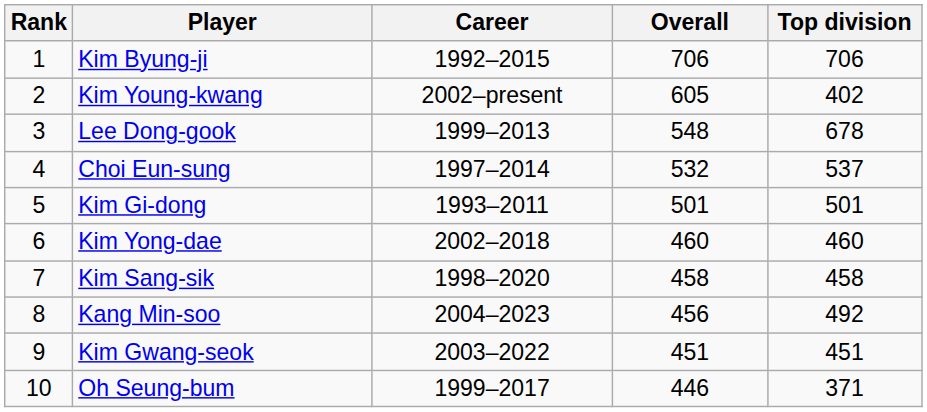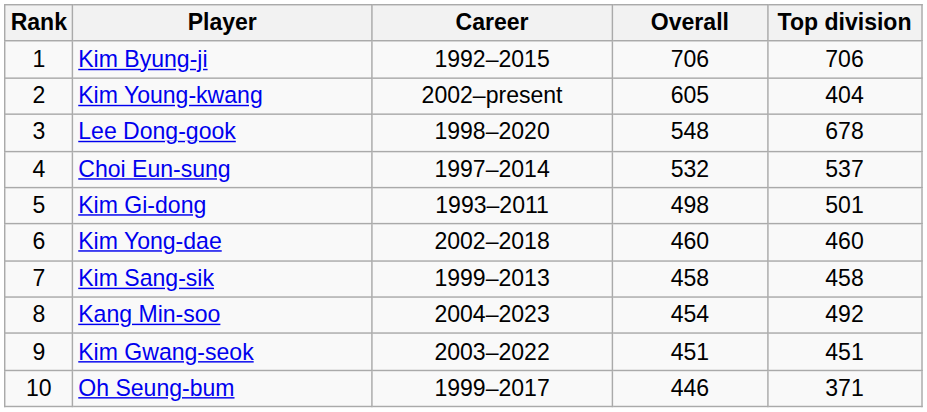(844, 95) 402 -> (844, 95) 404
(492, 132) 1999–2013 -> (492, 132) 1998–2020
(690, 205) 501 -> (690, 205) 498
(492, 278) 1998–2020 -> (492, 278) 1999–2013
(690, 315) 456 -> (690, 315) 454
